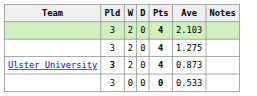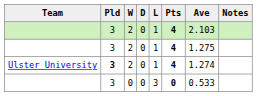+ column: (155, 13)
(189, 65) 0.873 -> (202, 65) 1.274
